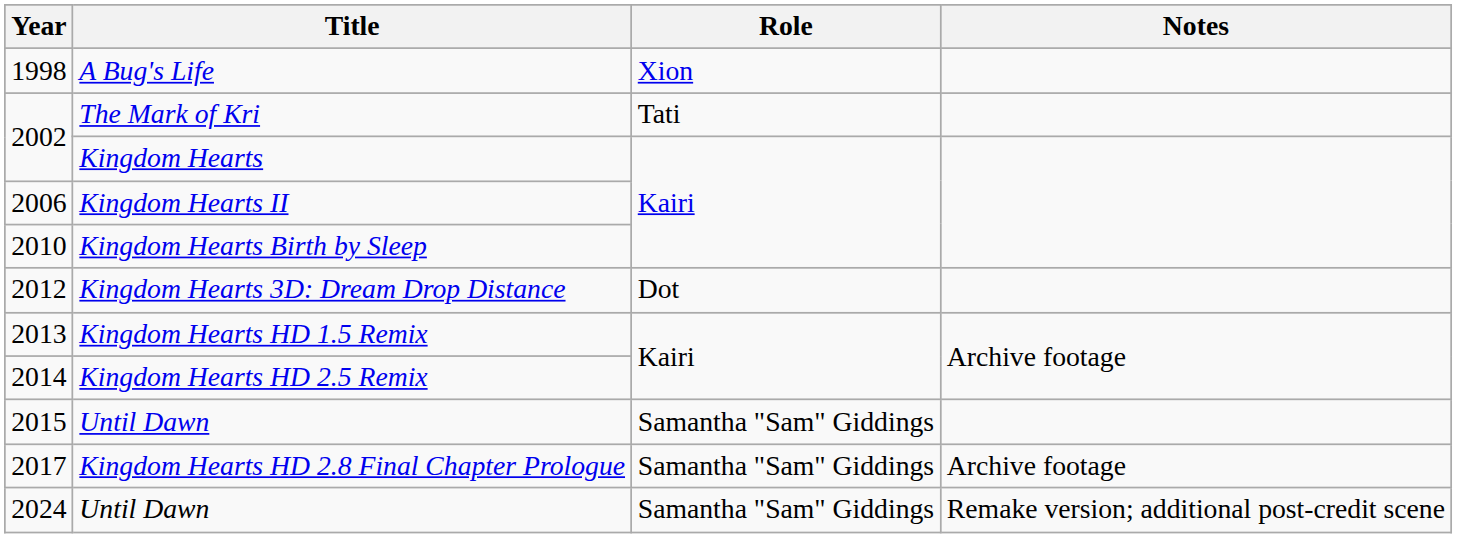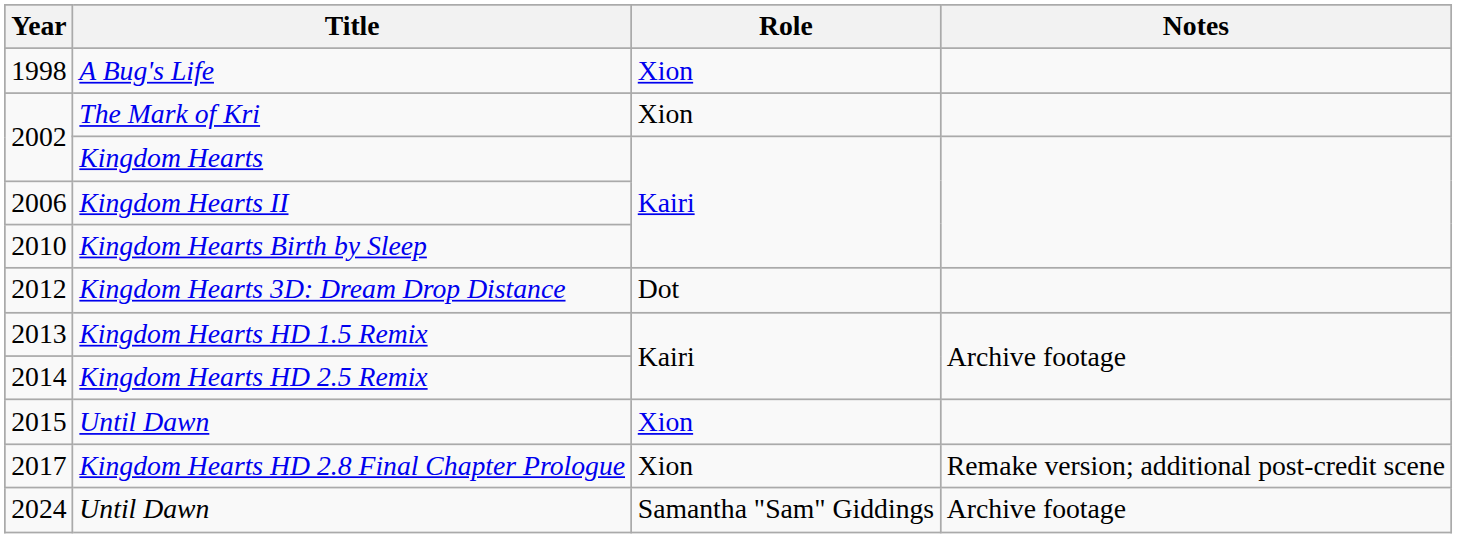(659, 114) Tati -> (665, 114) Xion
(786, 421) Samantha "Sam" Giddings -> (665, 421) Xion
(786, 465) Samantha "Sam" Giddings -> (665, 465) Xion
(1036, 465) Archive footage -> (1196, 465) Remake version; additional post-credit scene
(1196, 509) Remake version; additional post-credit scene -> (1036, 509) Archive footage
